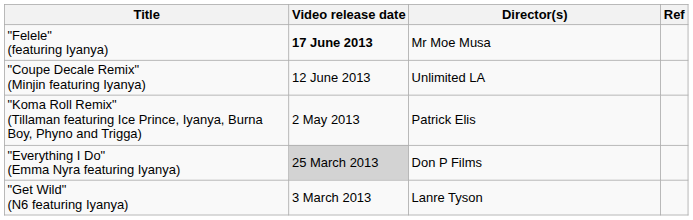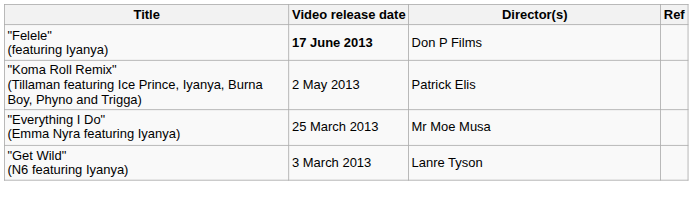(451, 42) Mr Moe Musa -> (447, 42) Don P Films
- row: (77, 77)
(335, 162) lightgrey background -> (335, 127) no background
(447, 162) Don P Films -> (451, 127) Mr Moe Musa
